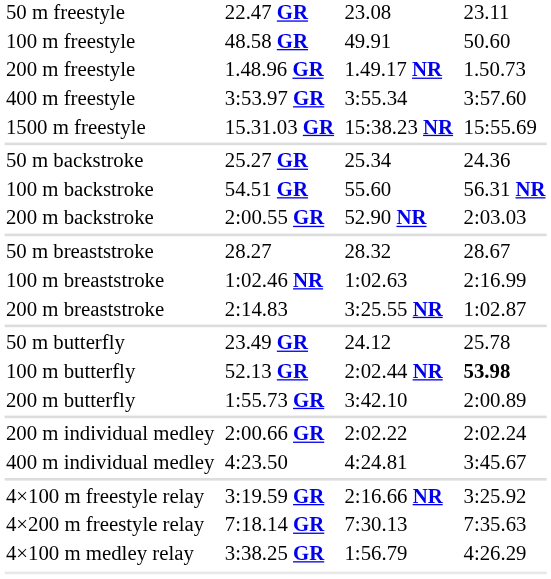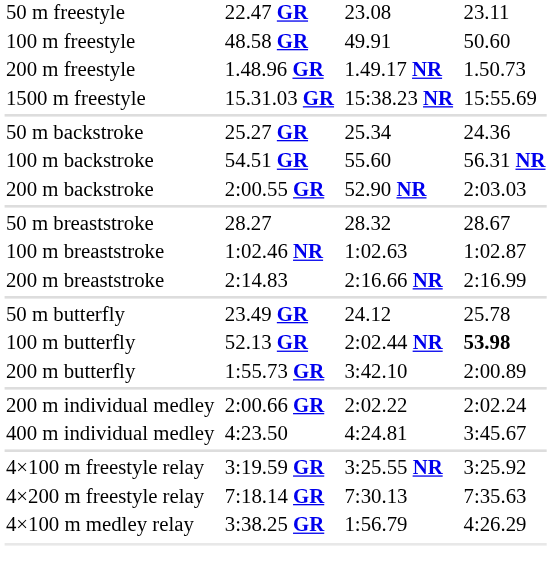- row: (71, 98)
(495, 280) 2:16.99 -> (495, 251) 1:02.87
(394, 308) 3:25.55 NR -> (394, 280) 2:16.66 NR
(495, 308) 1:02.87 -> (495, 280) 2:16.99
(394, 496) 2:16.66 NR -> (394, 467) 3:25.55 NR
